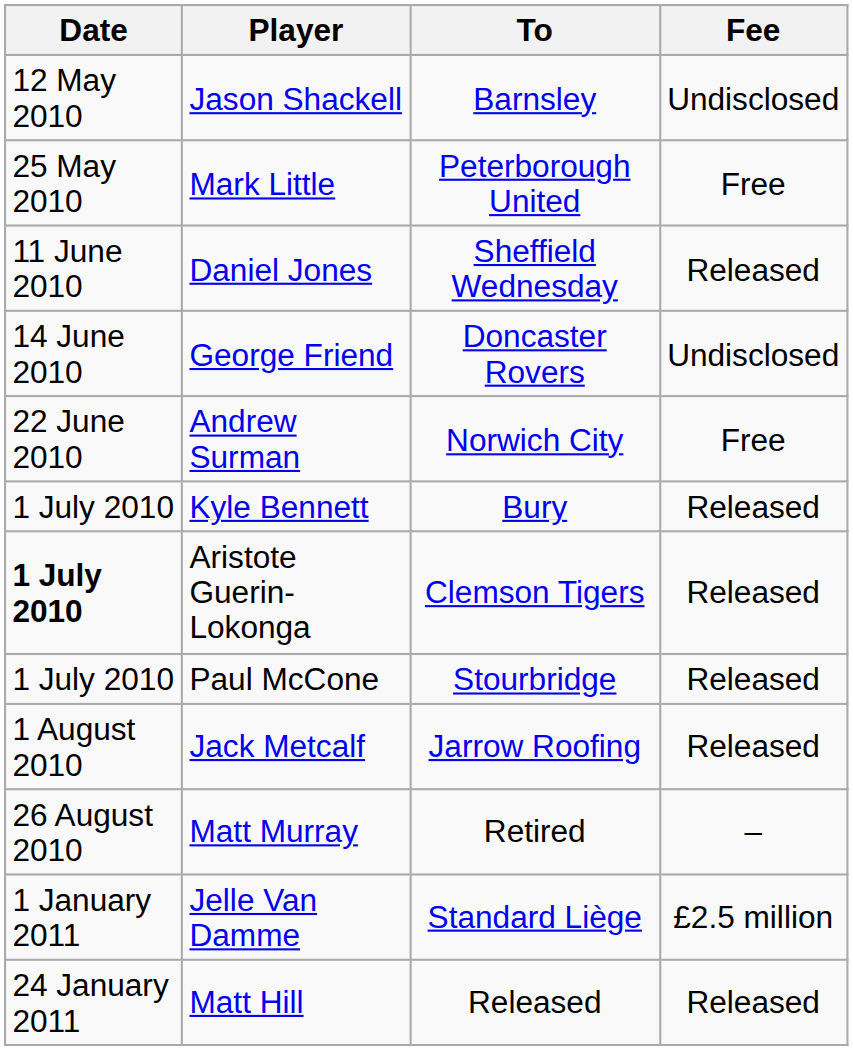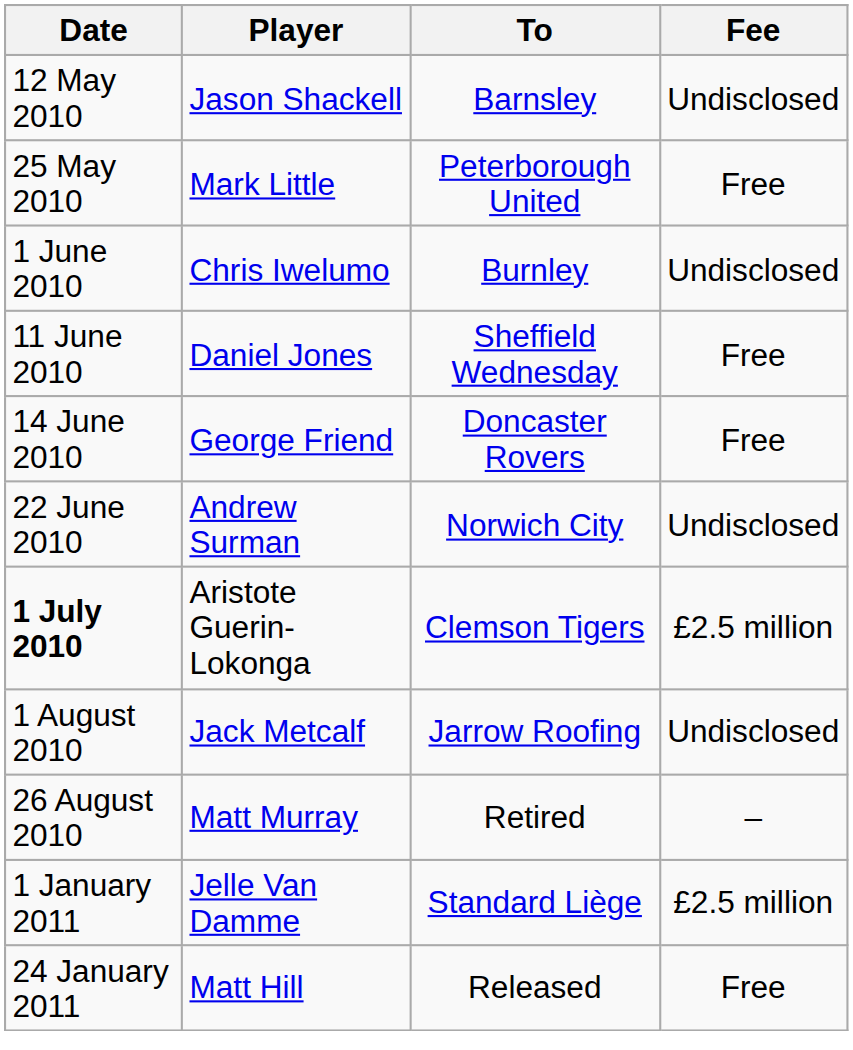+ row: (290, 269)
(753, 269) Released -> (753, 354) Free
(753, 354) Undisclosed -> (753, 440) Free
(753, 440) Free -> (753, 525) Undisclosed
- row: (279, 507)
(753, 593) Released -> (753, 628) £2.5 million
- row: (284, 678)
(753, 746) Released -> (753, 731) Undisclosed
(753, 1002) Released -> (753, 987) Free
